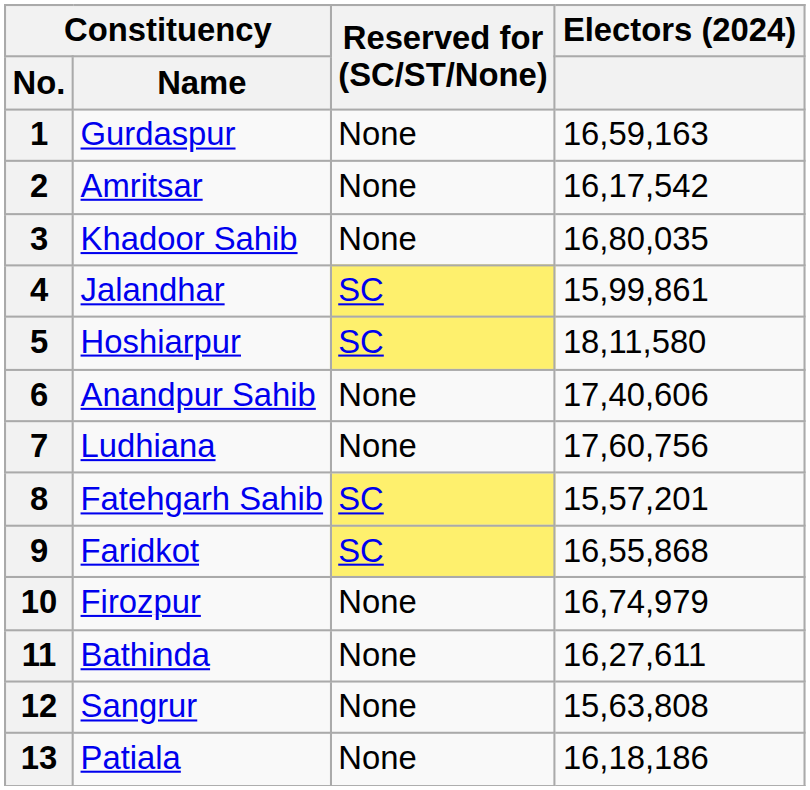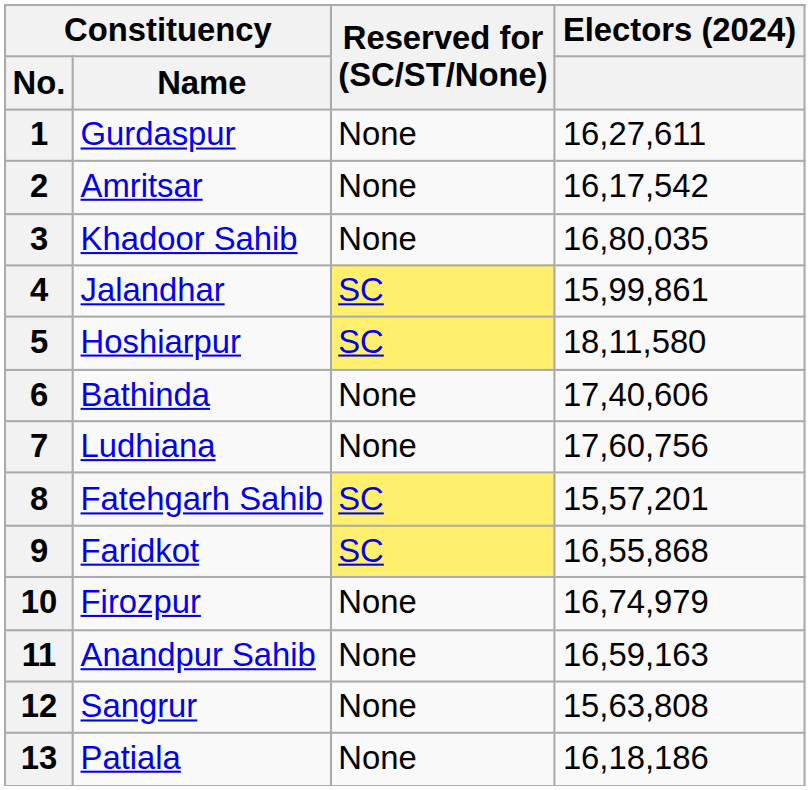(636, 134) 16,59,163 -> (635, 134) 16,27,611
(198, 394) Anandpur Sahib -> (145, 394) Bathinda
(145, 654) Bathinda -> (198, 654) Anandpur Sahib
(635, 654) 16,27,611 -> (636, 654) 16,59,163
